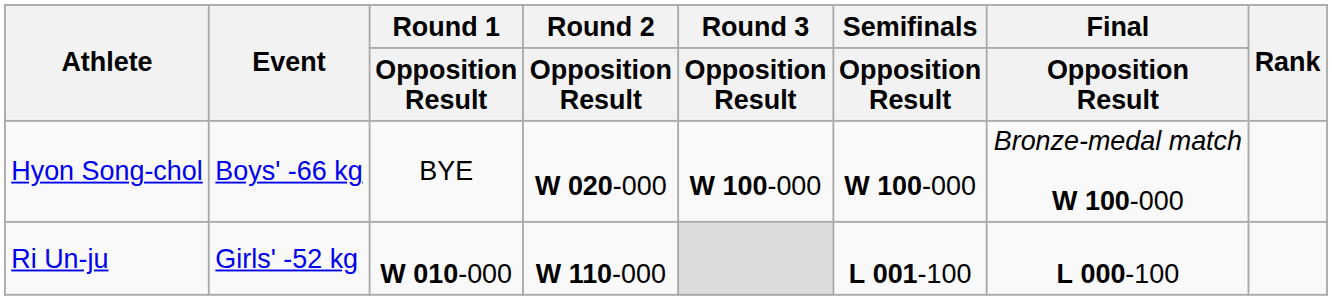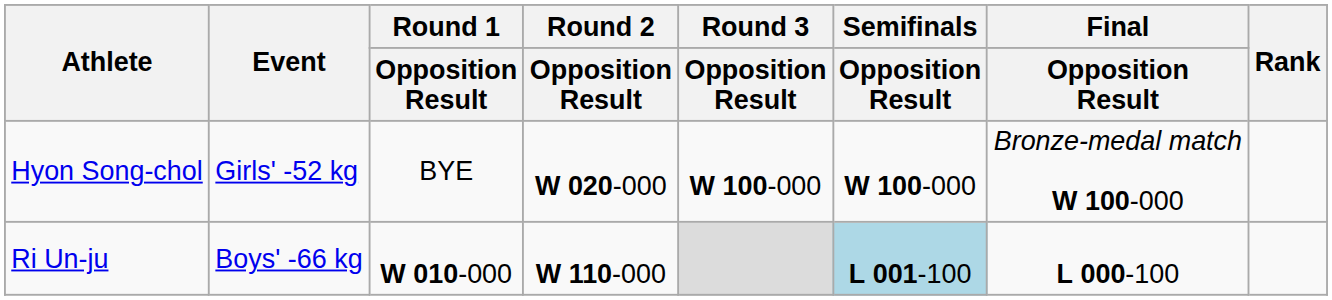(289, 172) Boys' -66 kg -> (287, 172) Girls' -52 kg
(287, 259) Girls' -52 kg -> (289, 259) Boys' -66 kg
(910, 274) no background -> (910, 274) lightblue background
